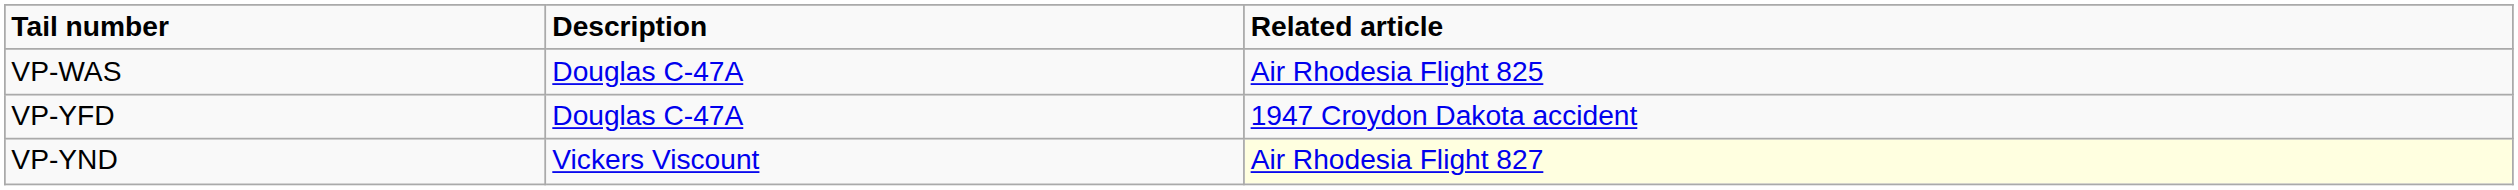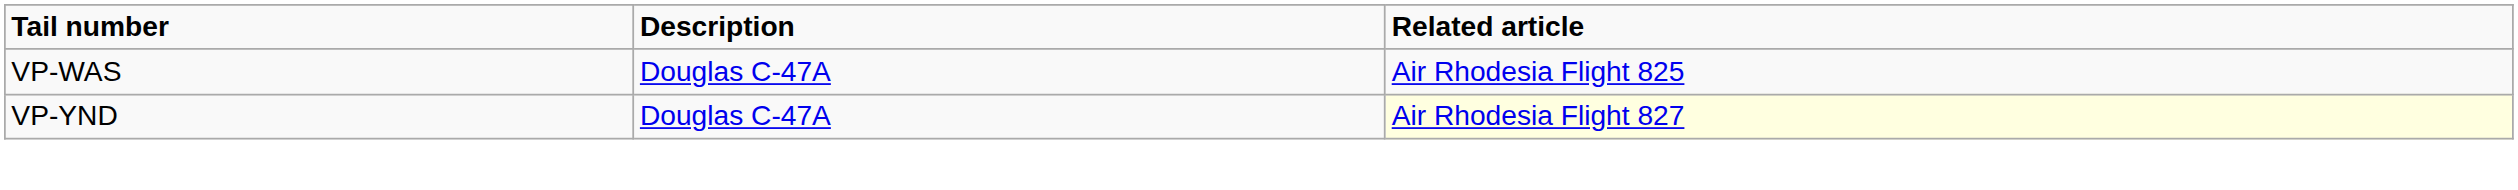- row: (63, 116)
(656, 160) Vickers Viscount -> (735, 116) Douglas C-47A
